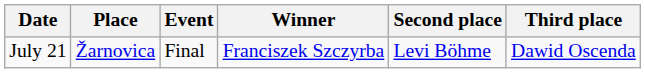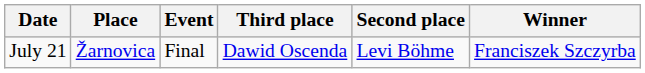columns swapped: (303, 20) <-> (573, 20)
